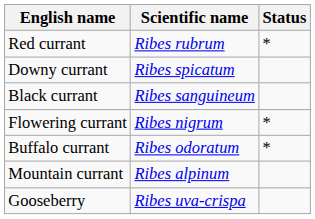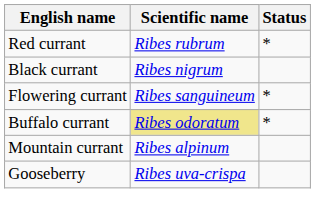- row: (58, 69)
(195, 95) Ribes sanguineum -> (179, 69) Ribes nigrum
(179, 122) Ribes nigrum -> (195, 95) Ribes sanguineum
(187, 148) no background -> (187, 122) khaki background
